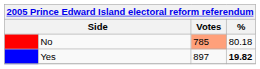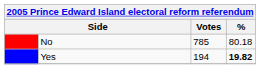(201, 42) lightsalmon background -> (201, 42) no background
(201, 57) 897 -> (201, 57) 194
